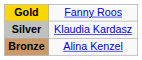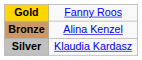rows swapped: (26, 30) <-> (26, 47)
